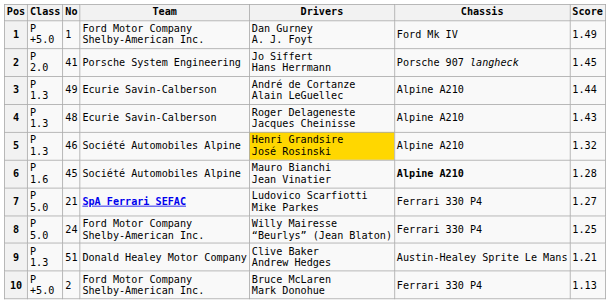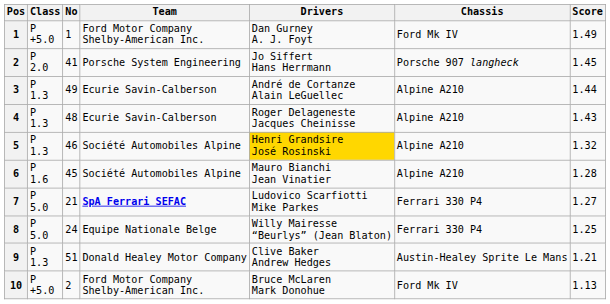(430, 174) bold -> (430, 174) normal
(143, 230) Ford Motor Company Shelby-American Inc. -> (149, 230) Equipe Nationale Belge
(440, 285) Ferrari 330 P4 -> (427, 285) Ford Mk IV
